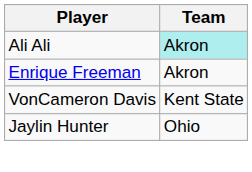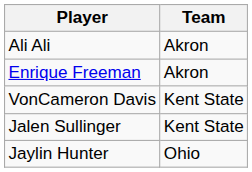(186, 45) paleturquoise background -> (186, 45) no background
+ row: (65, 126)
